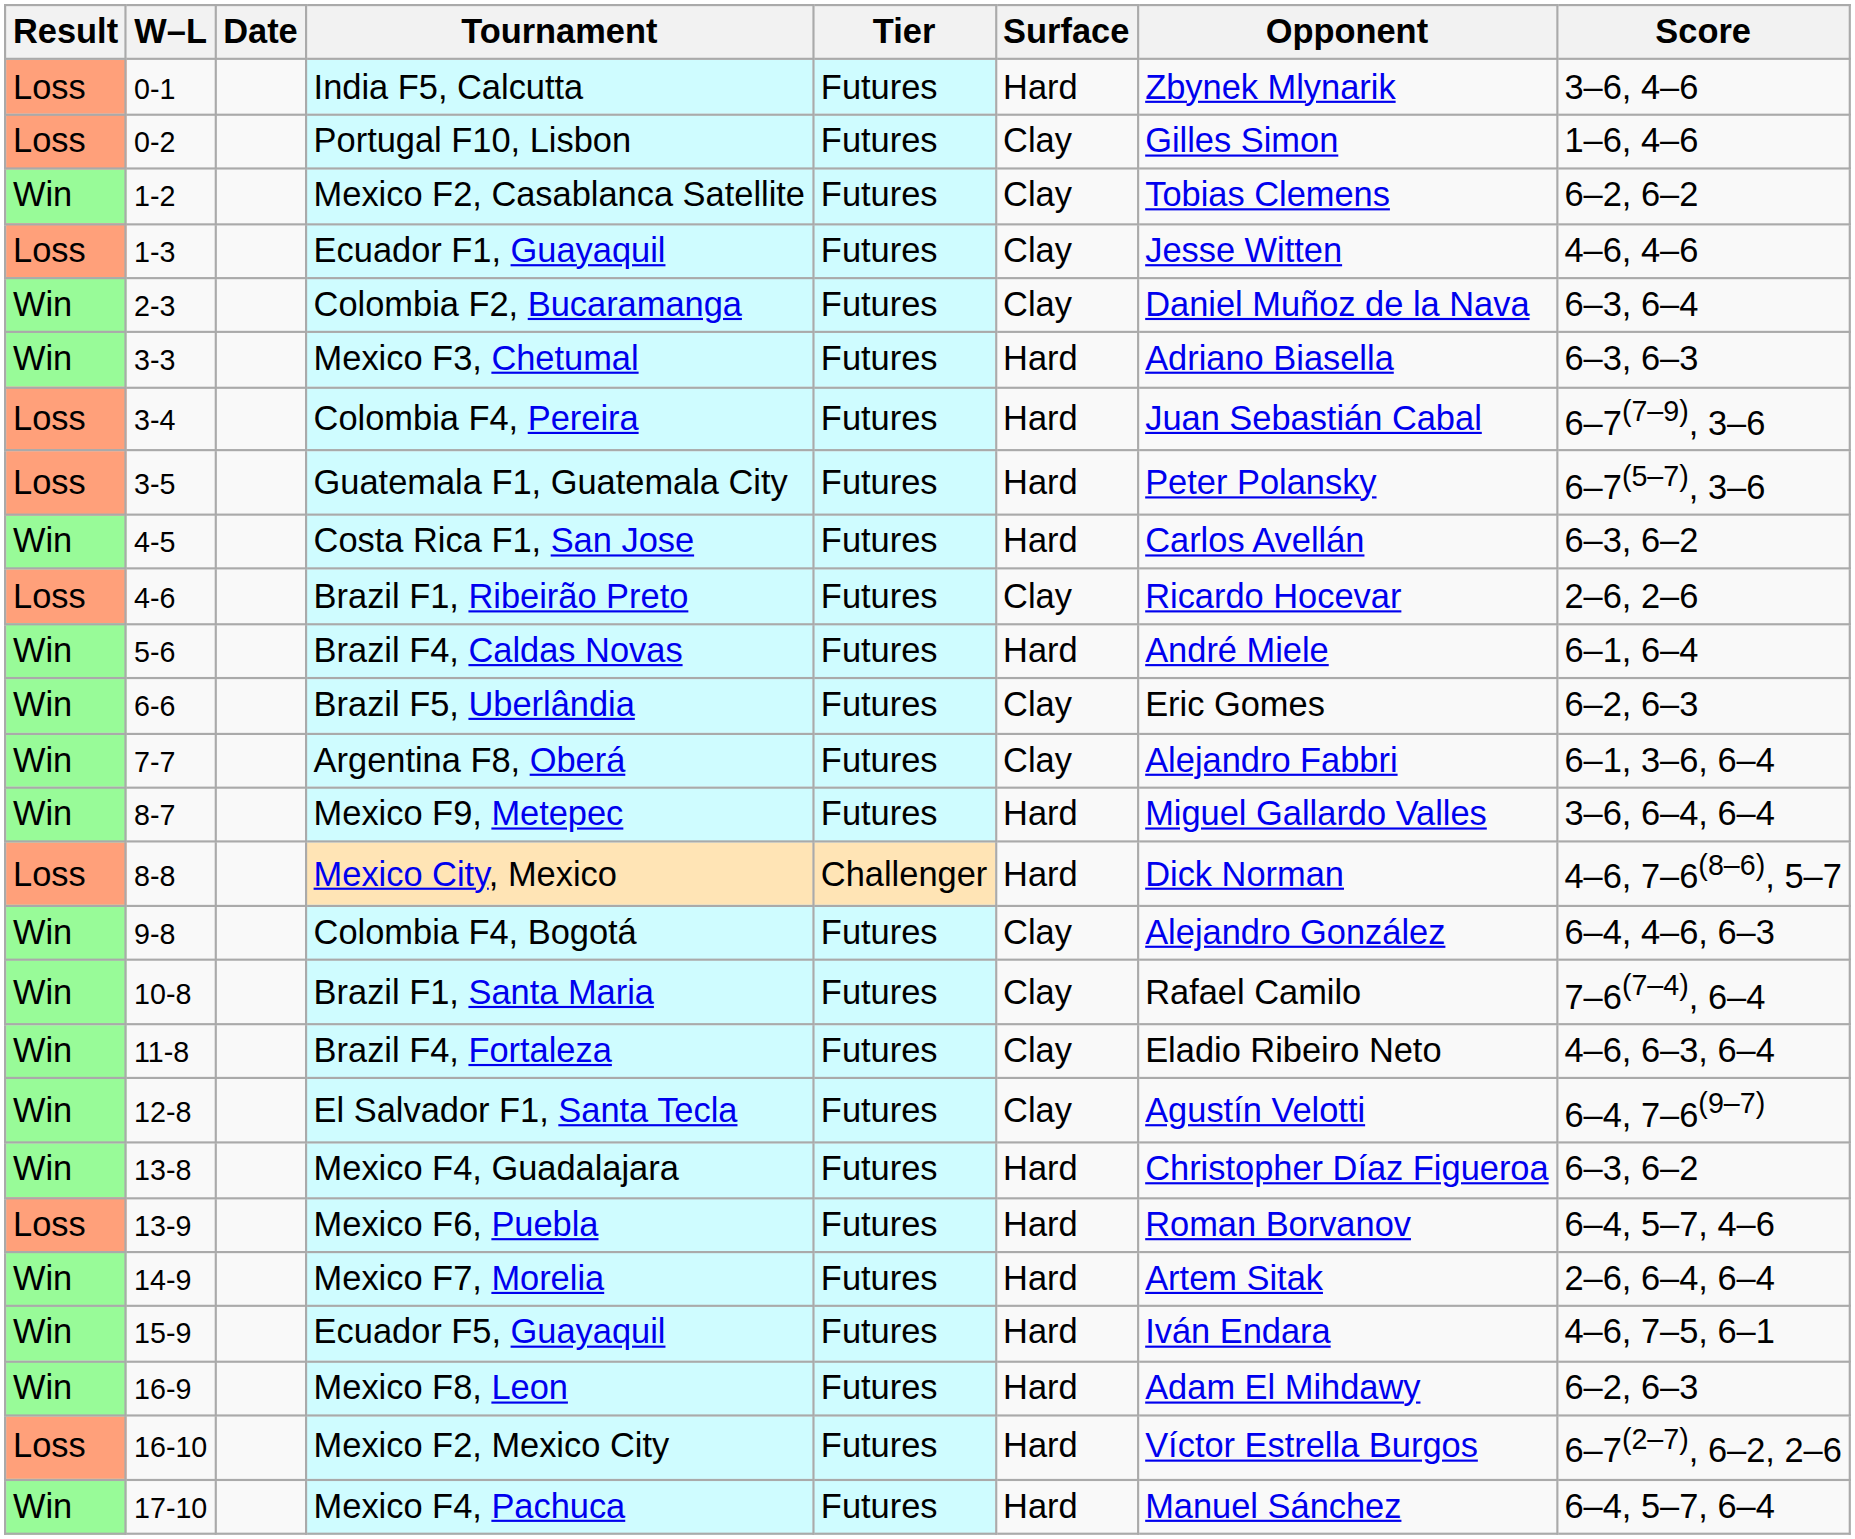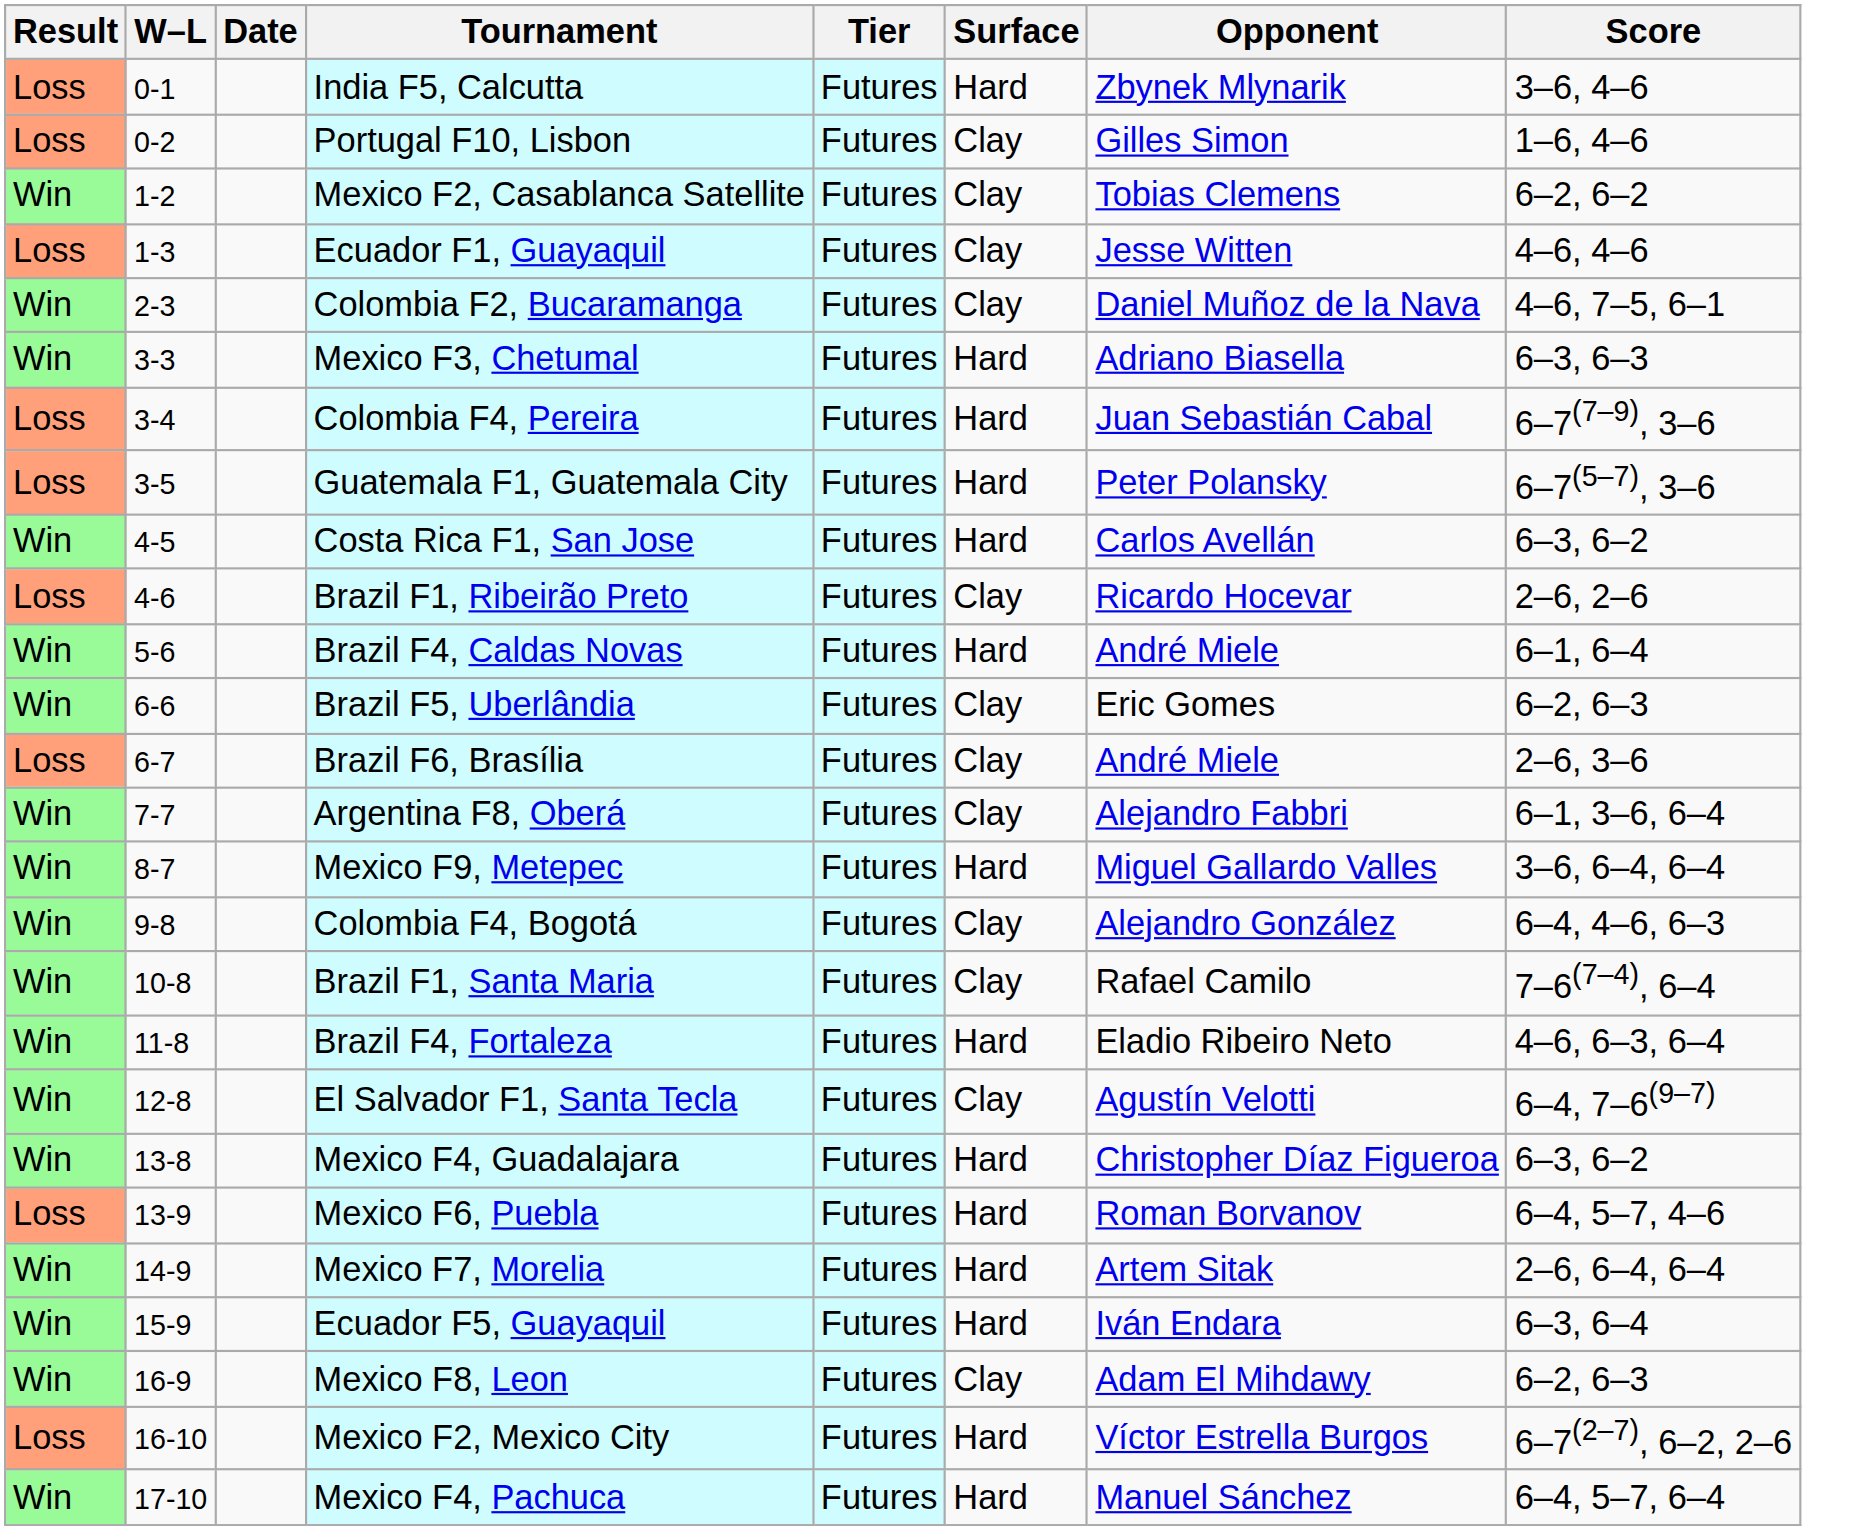(1631, 304) 6–3, 6–4 -> (1620, 304) 4–6, 7–5, 6–1
+ row: (448, 759)
- row: (465, 873)
(1038, 1051) Clay -> (991, 1041) Hard
(1670, 1333) 4–6, 7–5, 6–1 -> (1582, 1323) 6–3, 6–4
(1040, 1387) Hard -> (988, 1378) Clay
